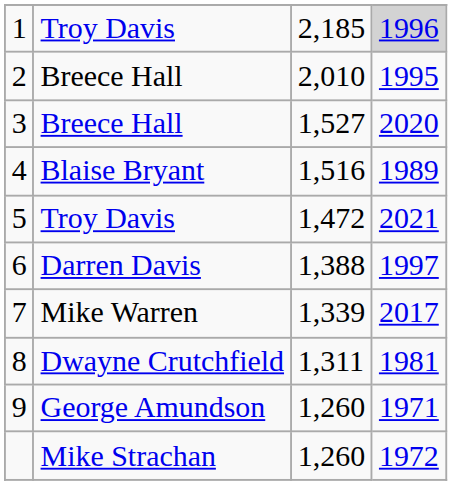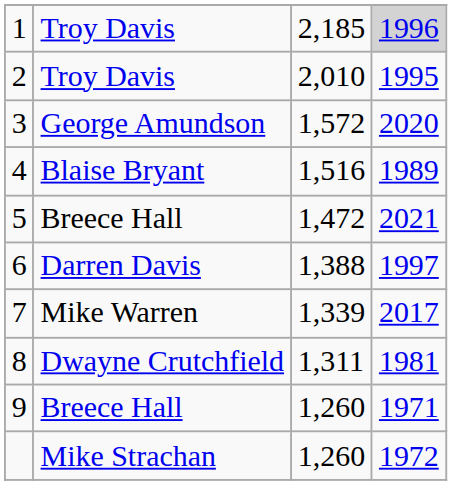(112, 75) Breece Hall -> (108, 75) Troy Davis
(112, 123) Breece Hall -> (153, 123) George Amundson
(331, 123) 1,527 -> (331, 123) 1,572
(108, 218) Troy Davis -> (112, 218) Breece Hall
(153, 407) George Amundson -> (112, 407) Breece Hall
